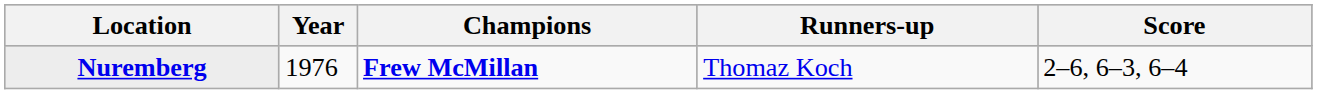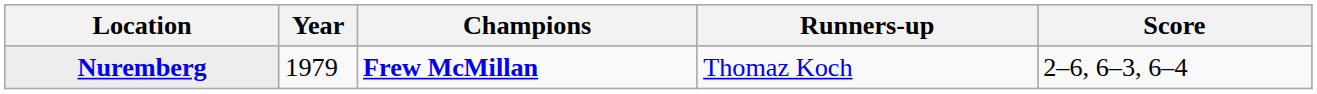(312, 66) 1976 -> (312, 66) 1979
